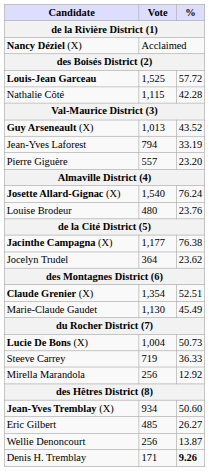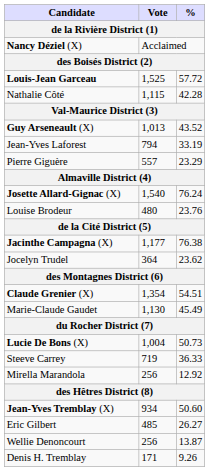(191, 161) 23.20 -> (191, 161) 23.29
(191, 293) 52.51 -> (191, 293) 54.51
(188, 458) bold -> (188, 458) normal
